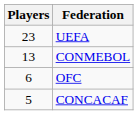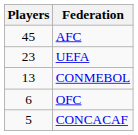+ row: (69, 36)
